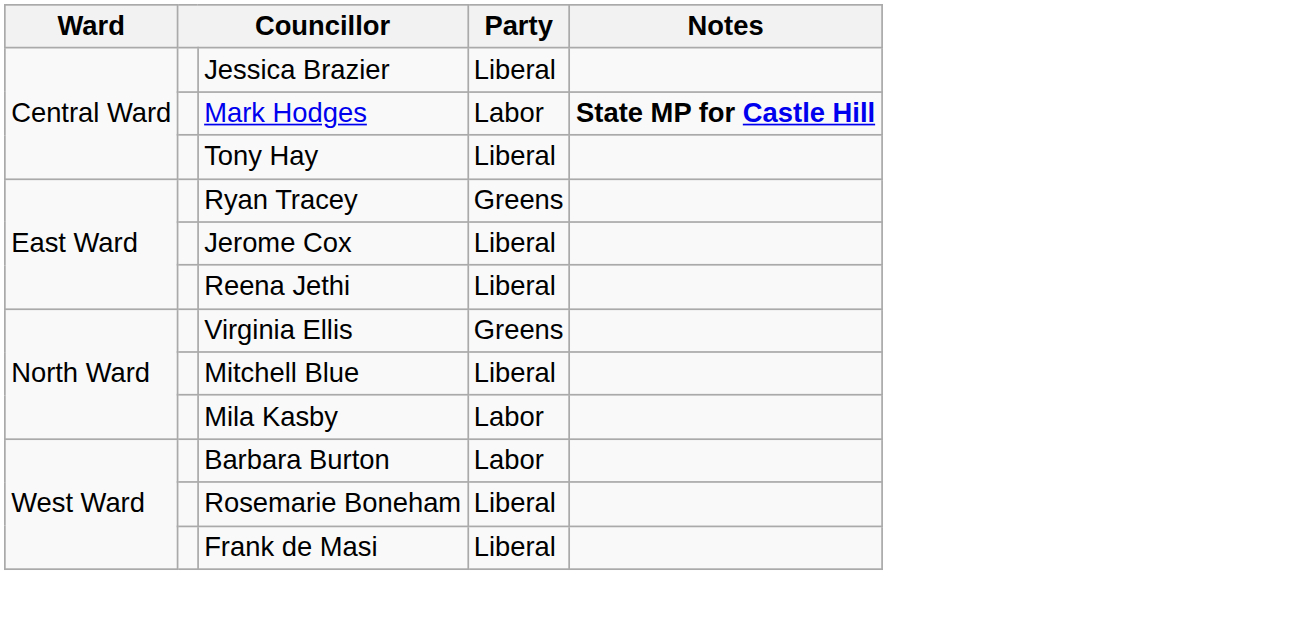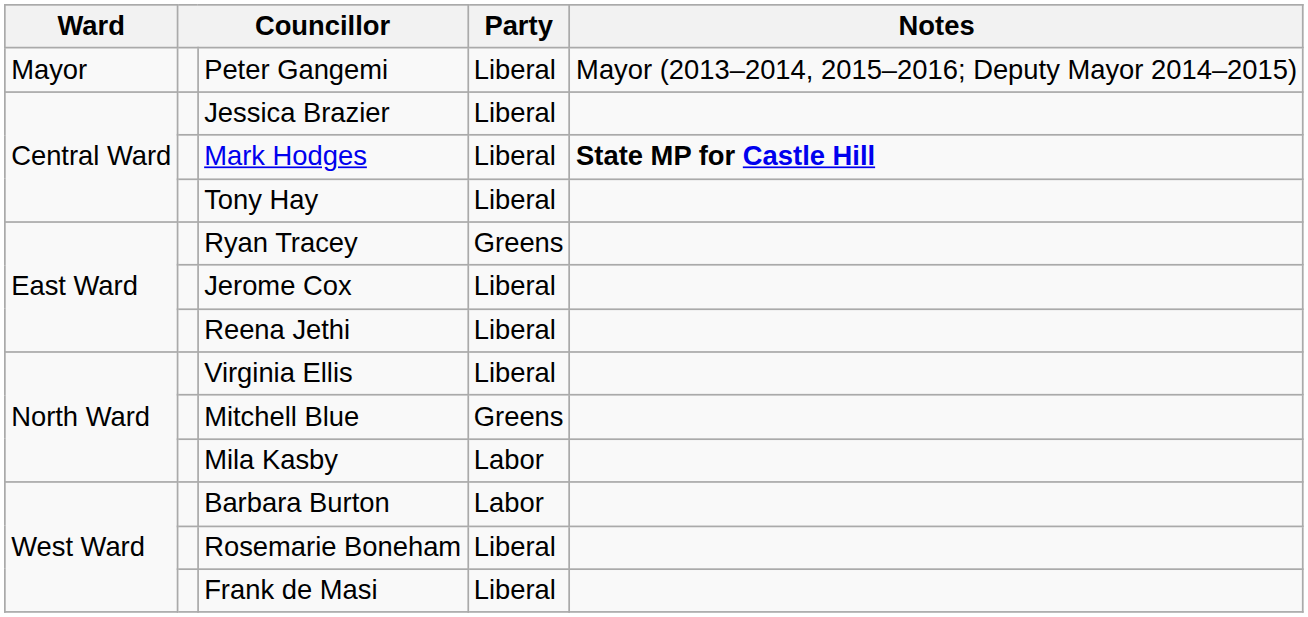+ row: (296, 69)
(509, 112) Labor -> (515, 156) Liberal
(519, 329) Greens -> (515, 373) Liberal
(515, 373) Liberal -> (519, 416) Greens
